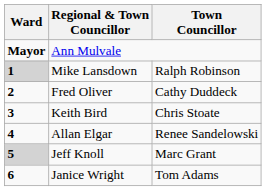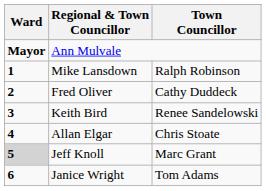(11, 71) lightgrey background -> (11, 71) no background
(187, 112) Chris Stoate -> (207, 112) Renee Sandelowski
(207, 133) Renee Sandelowski -> (187, 133) Chris Stoate
